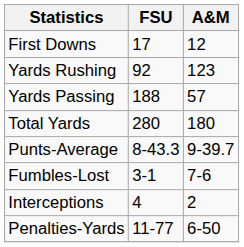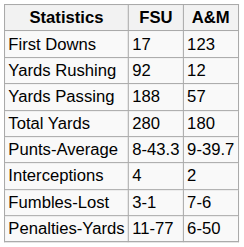(196, 44) 12 -> (201, 44) 123
(201, 70) 123 -> (196, 70) 12
rows swapped: (59, 176) <-> (56, 202)
